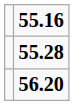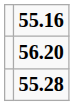rows swapped: (41, 52) <-> (41, 84)
